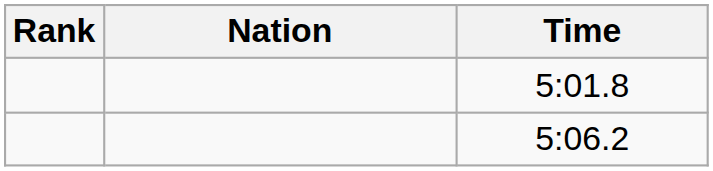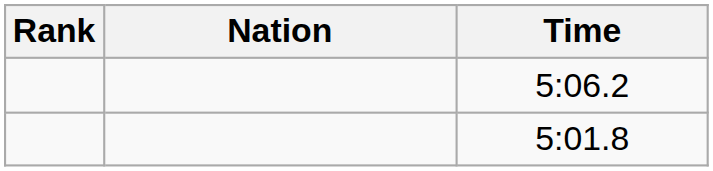rows swapped: (582, 84) <-> (582, 138)
